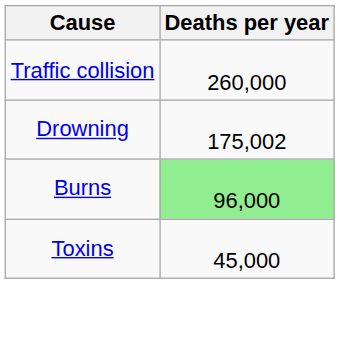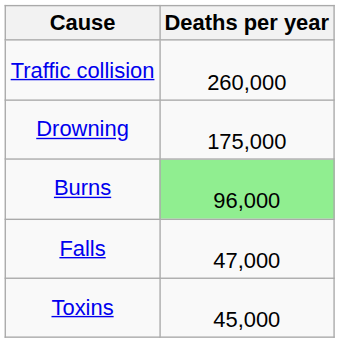(247, 141) 175,002 -> (247, 141) 175,000
+ row: (83, 248)
